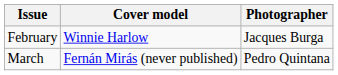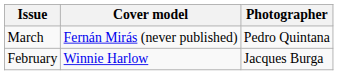rows swapped: (32, 37) <-> (26, 59)
